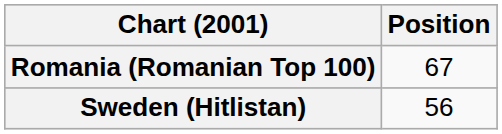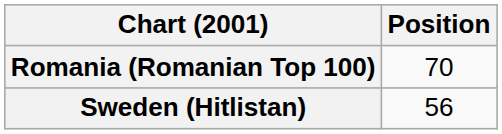(439, 66) 67 -> (439, 66) 70
